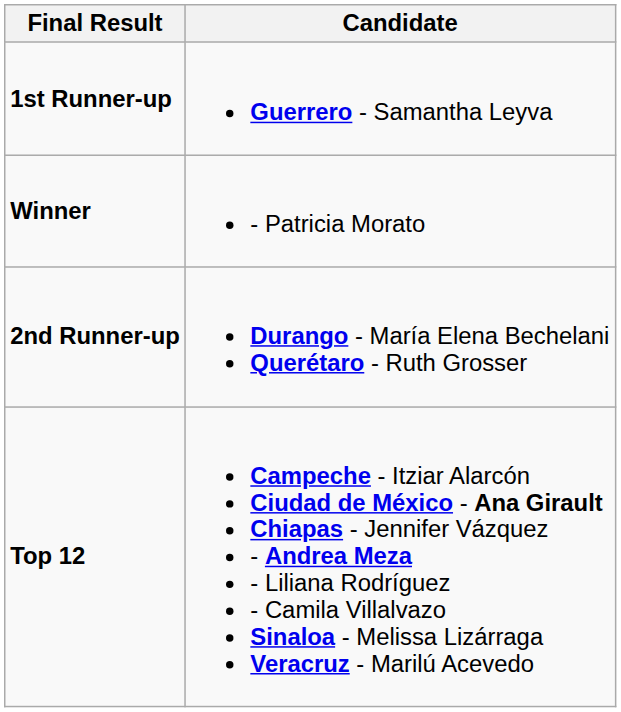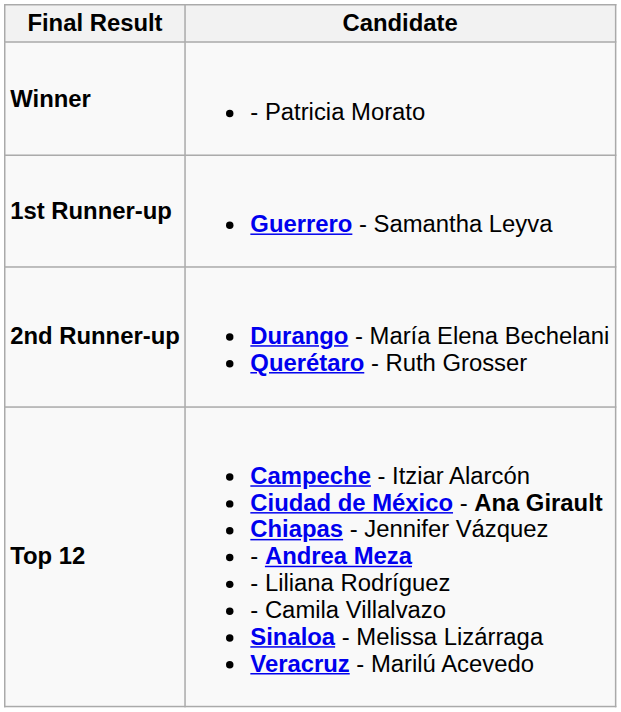rows swapped: (51, 210) <-> (91, 98)
